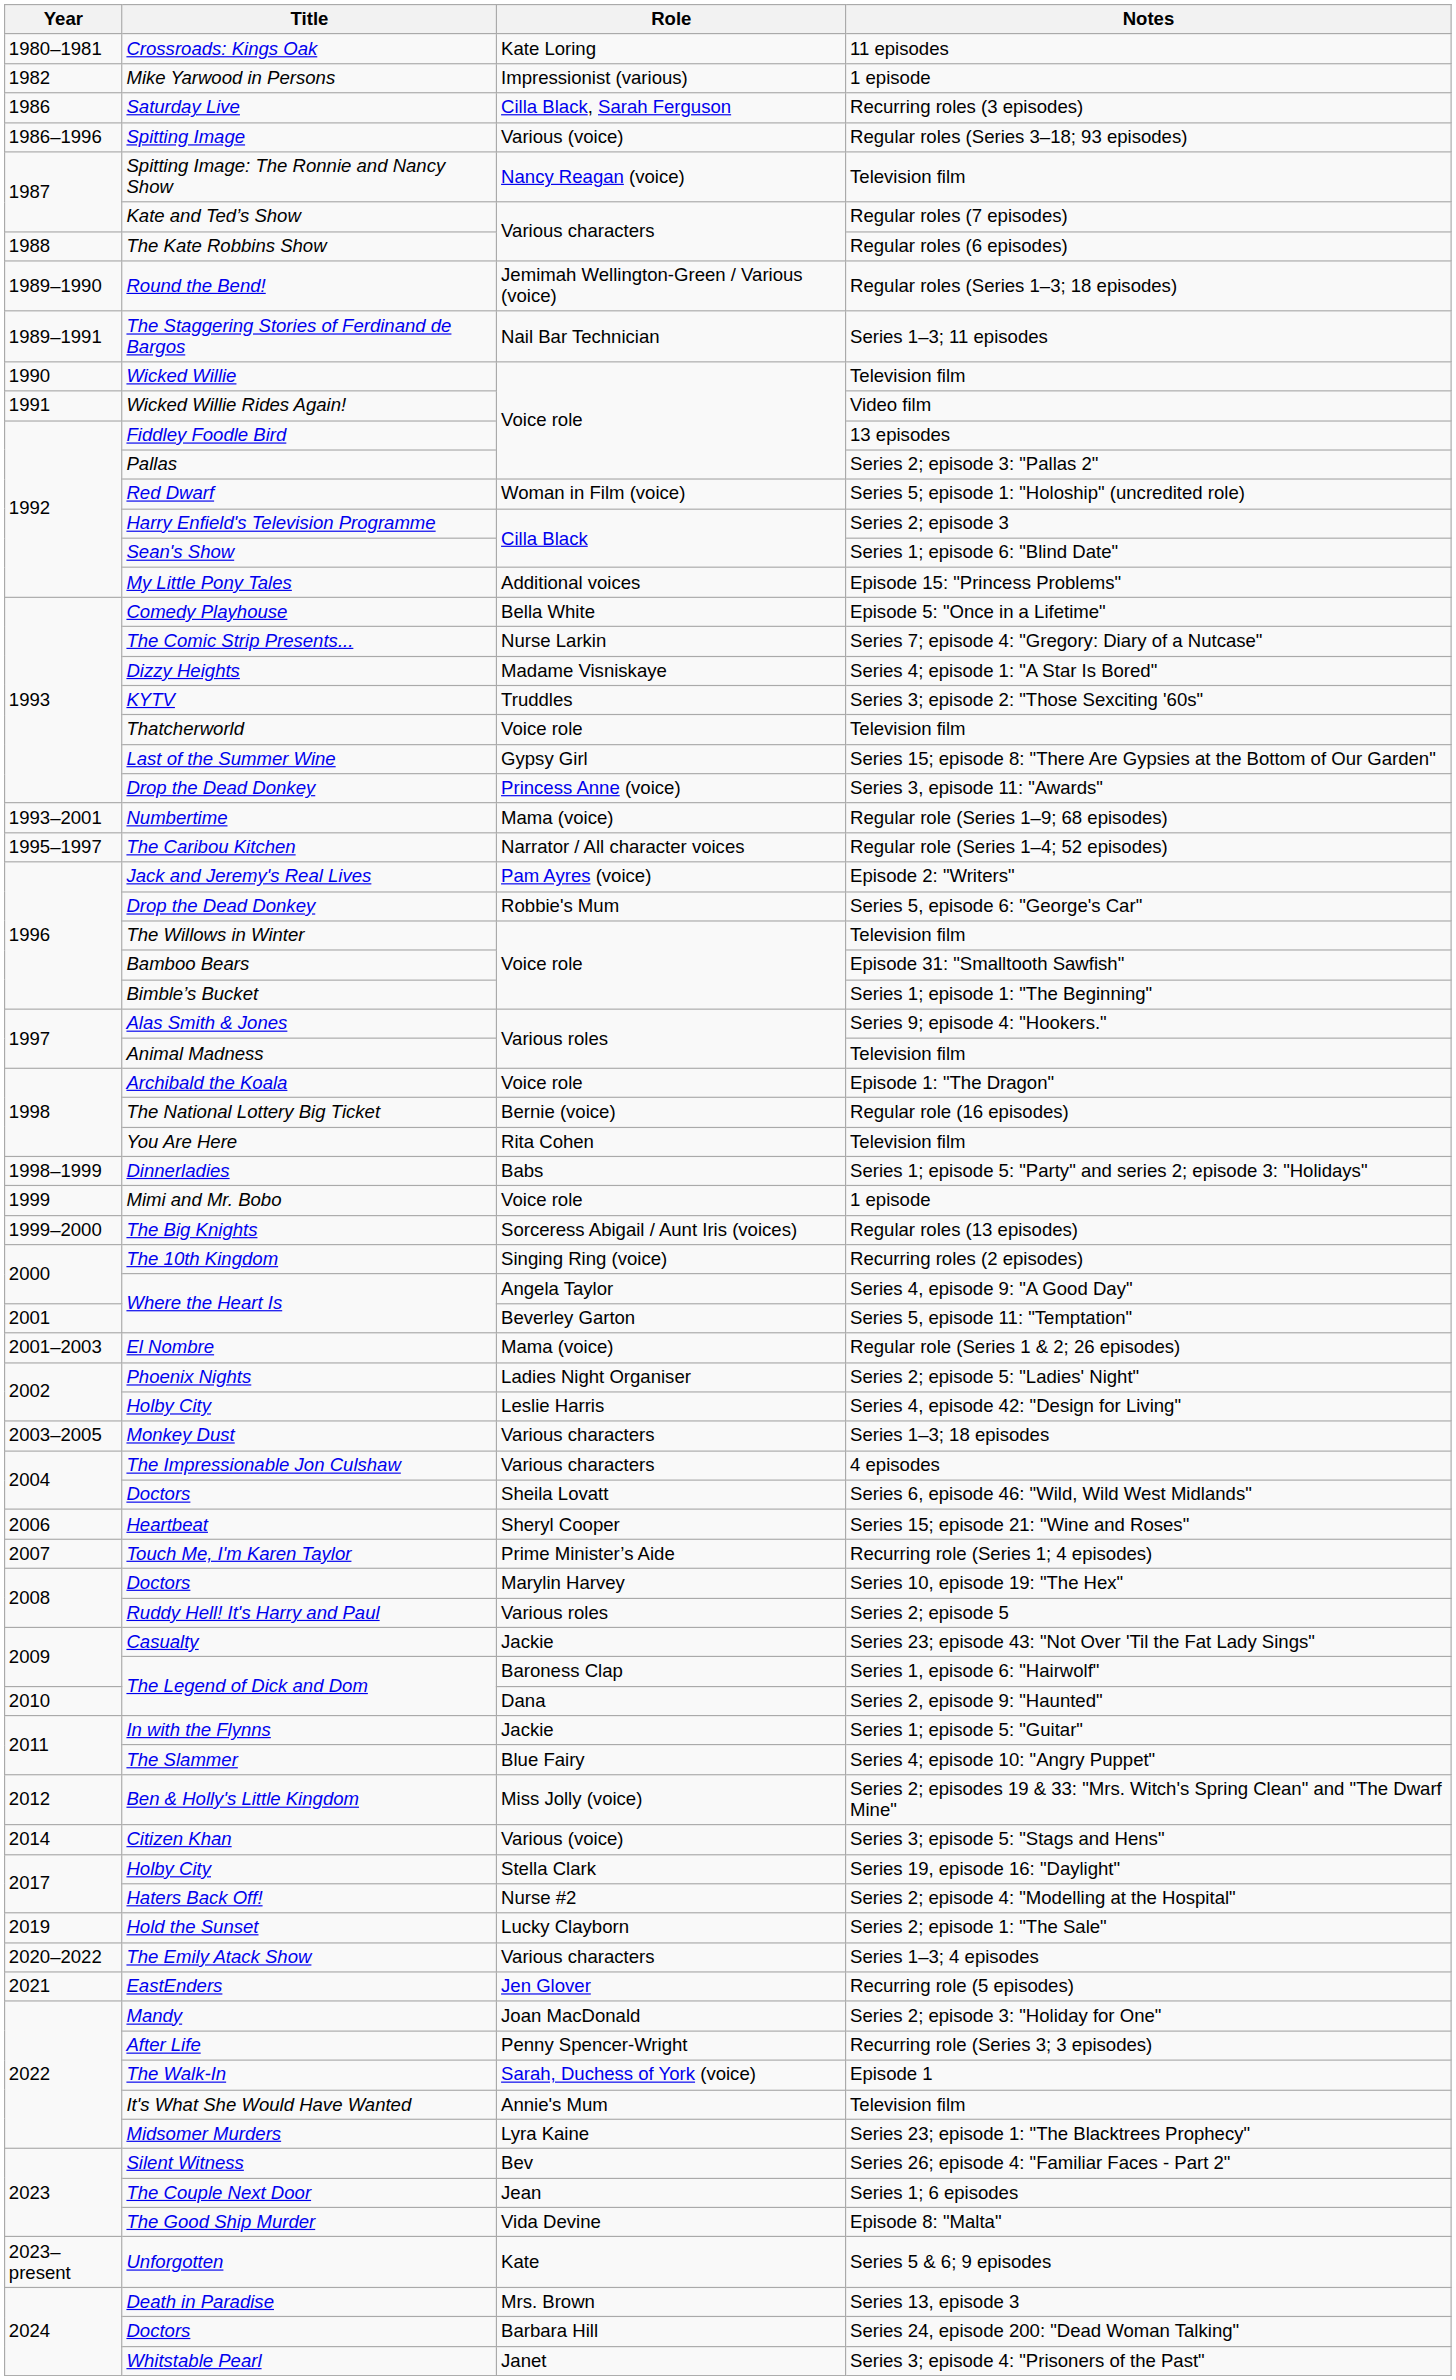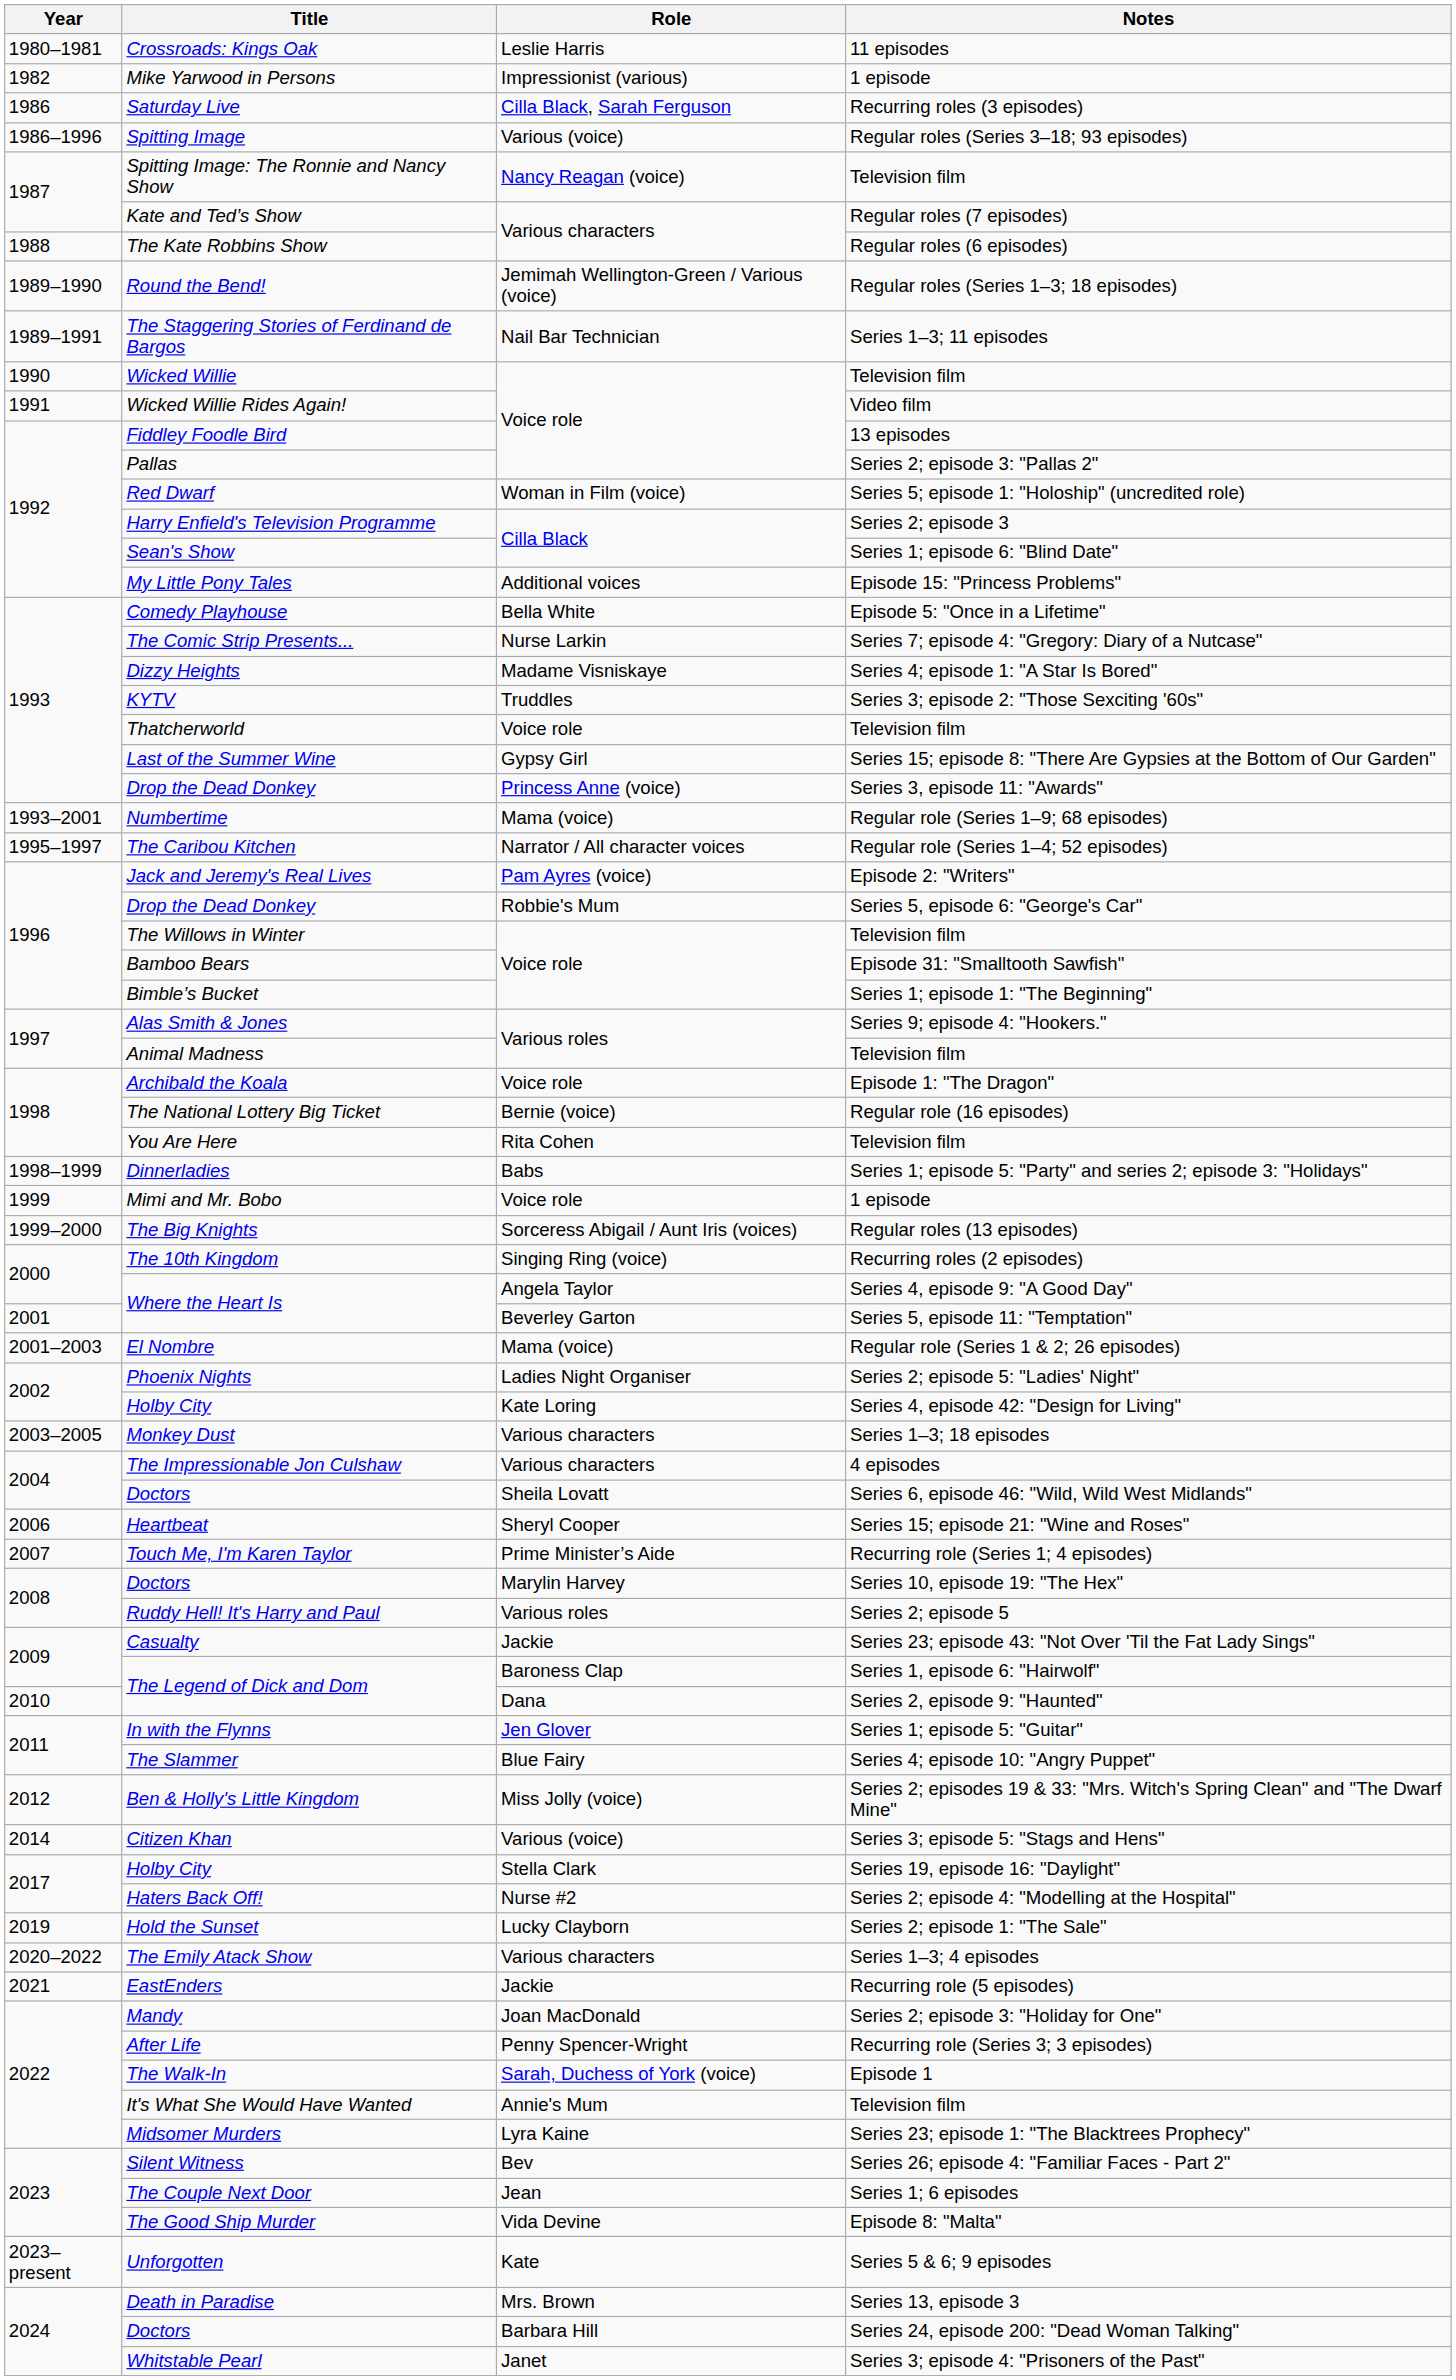(549, 48) Kate Loring -> (553, 48) Leslie Harris
(553, 1406) Leslie Harris -> (549, 1406) Kate Loring
(527, 1730) Jackie -> (546, 1730) Jen Glover
(546, 1986) Jen Glover -> (527, 1986) Jackie
